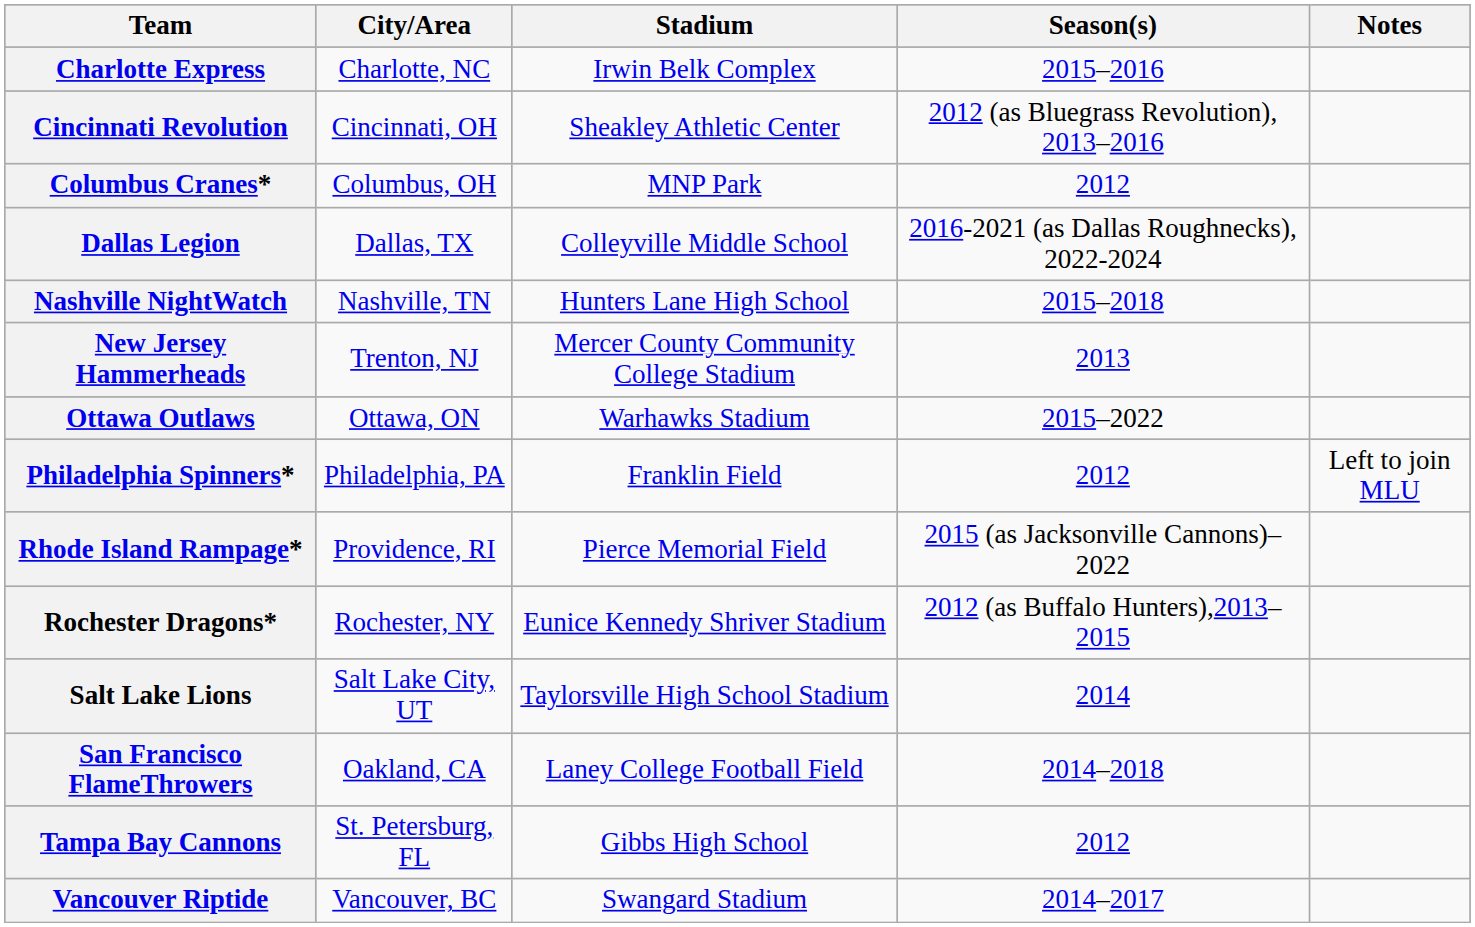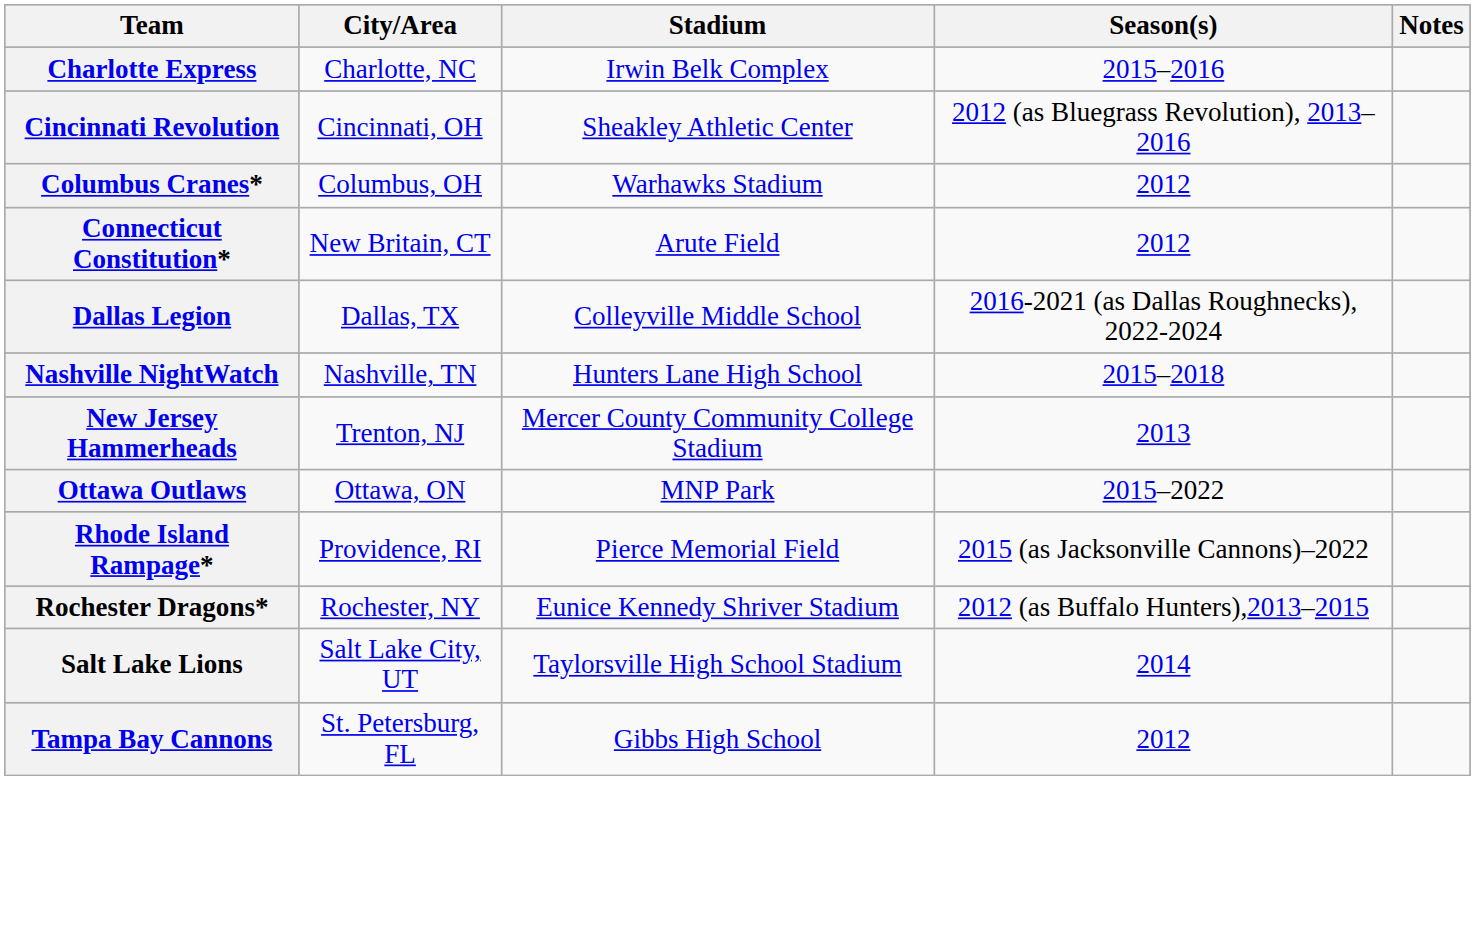(705, 185) MNP Park -> (718, 185) Warhawks Stadium
+ row: (152, 243)
(705, 417) Warhawks Stadium -> (718, 490) MNP Park
- row: (161, 475)
- row: (160, 768)
- row: (160, 900)
